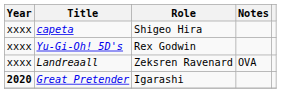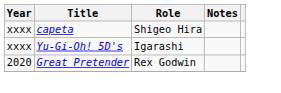(165, 46) Rex Godwin -> (159, 46) Igarashi
- row: (67, 63)
(19, 80) bold -> (19, 63) normal
(159, 80) Igarashi -> (165, 63) Rex Godwin
